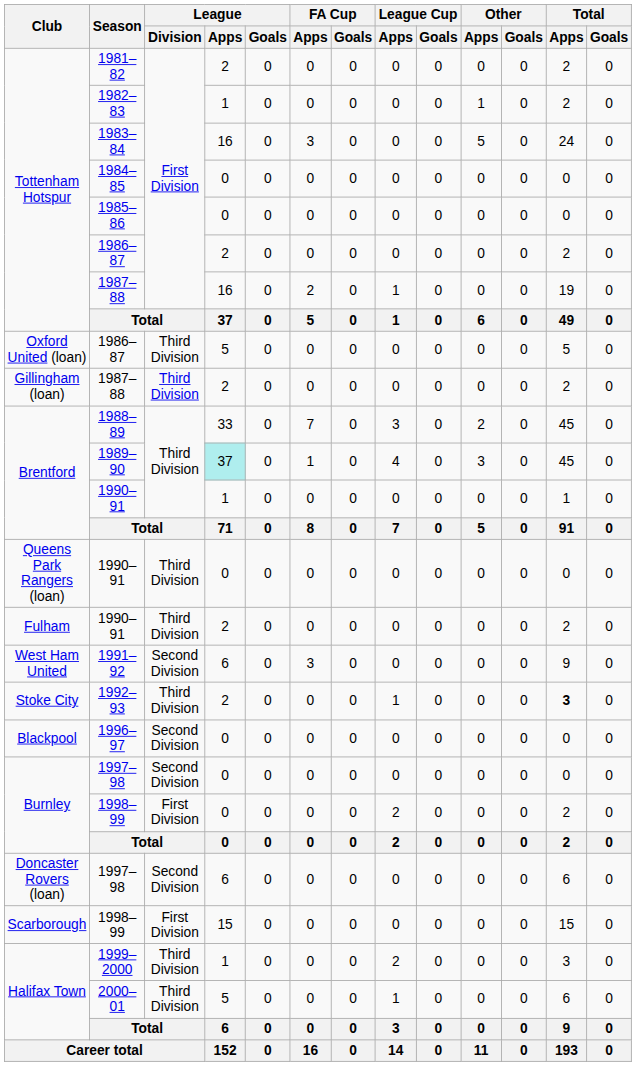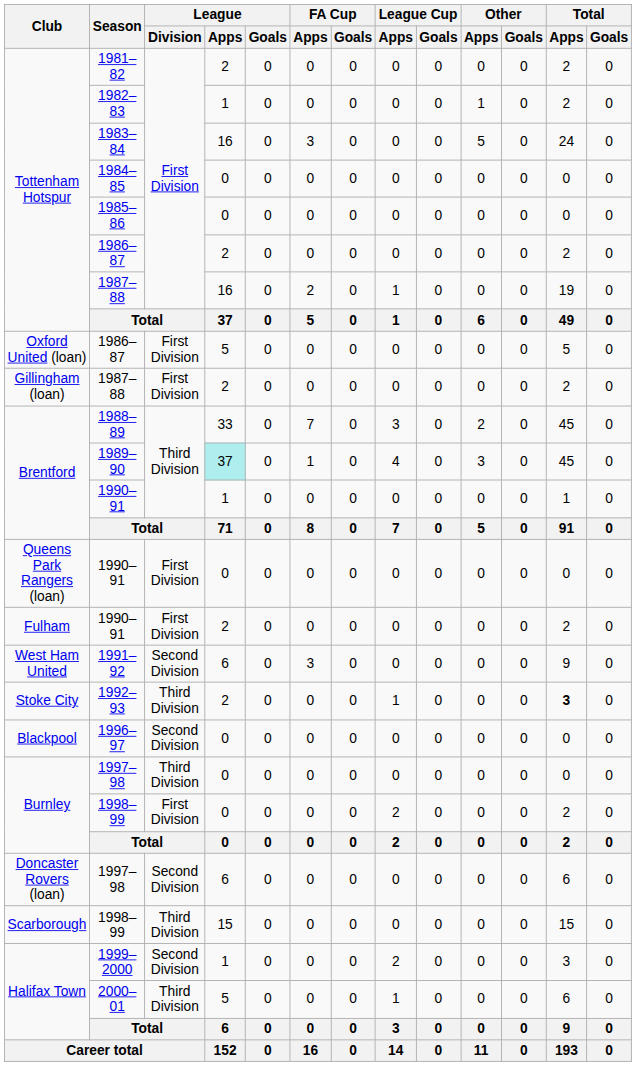(175, 349) Third Division -> (175, 349) First Division
(175, 387) Third Division -> (175, 387) First Division
(175, 573) Third Division -> (175, 573) First Division
(175, 626) Third Division -> (175, 626) First Division
(175, 775) Second Division -> (175, 775) Third Division
(175, 924) First Division -> (175, 924) Third Division
(175, 962) Third Division -> (175, 962) Second Division
